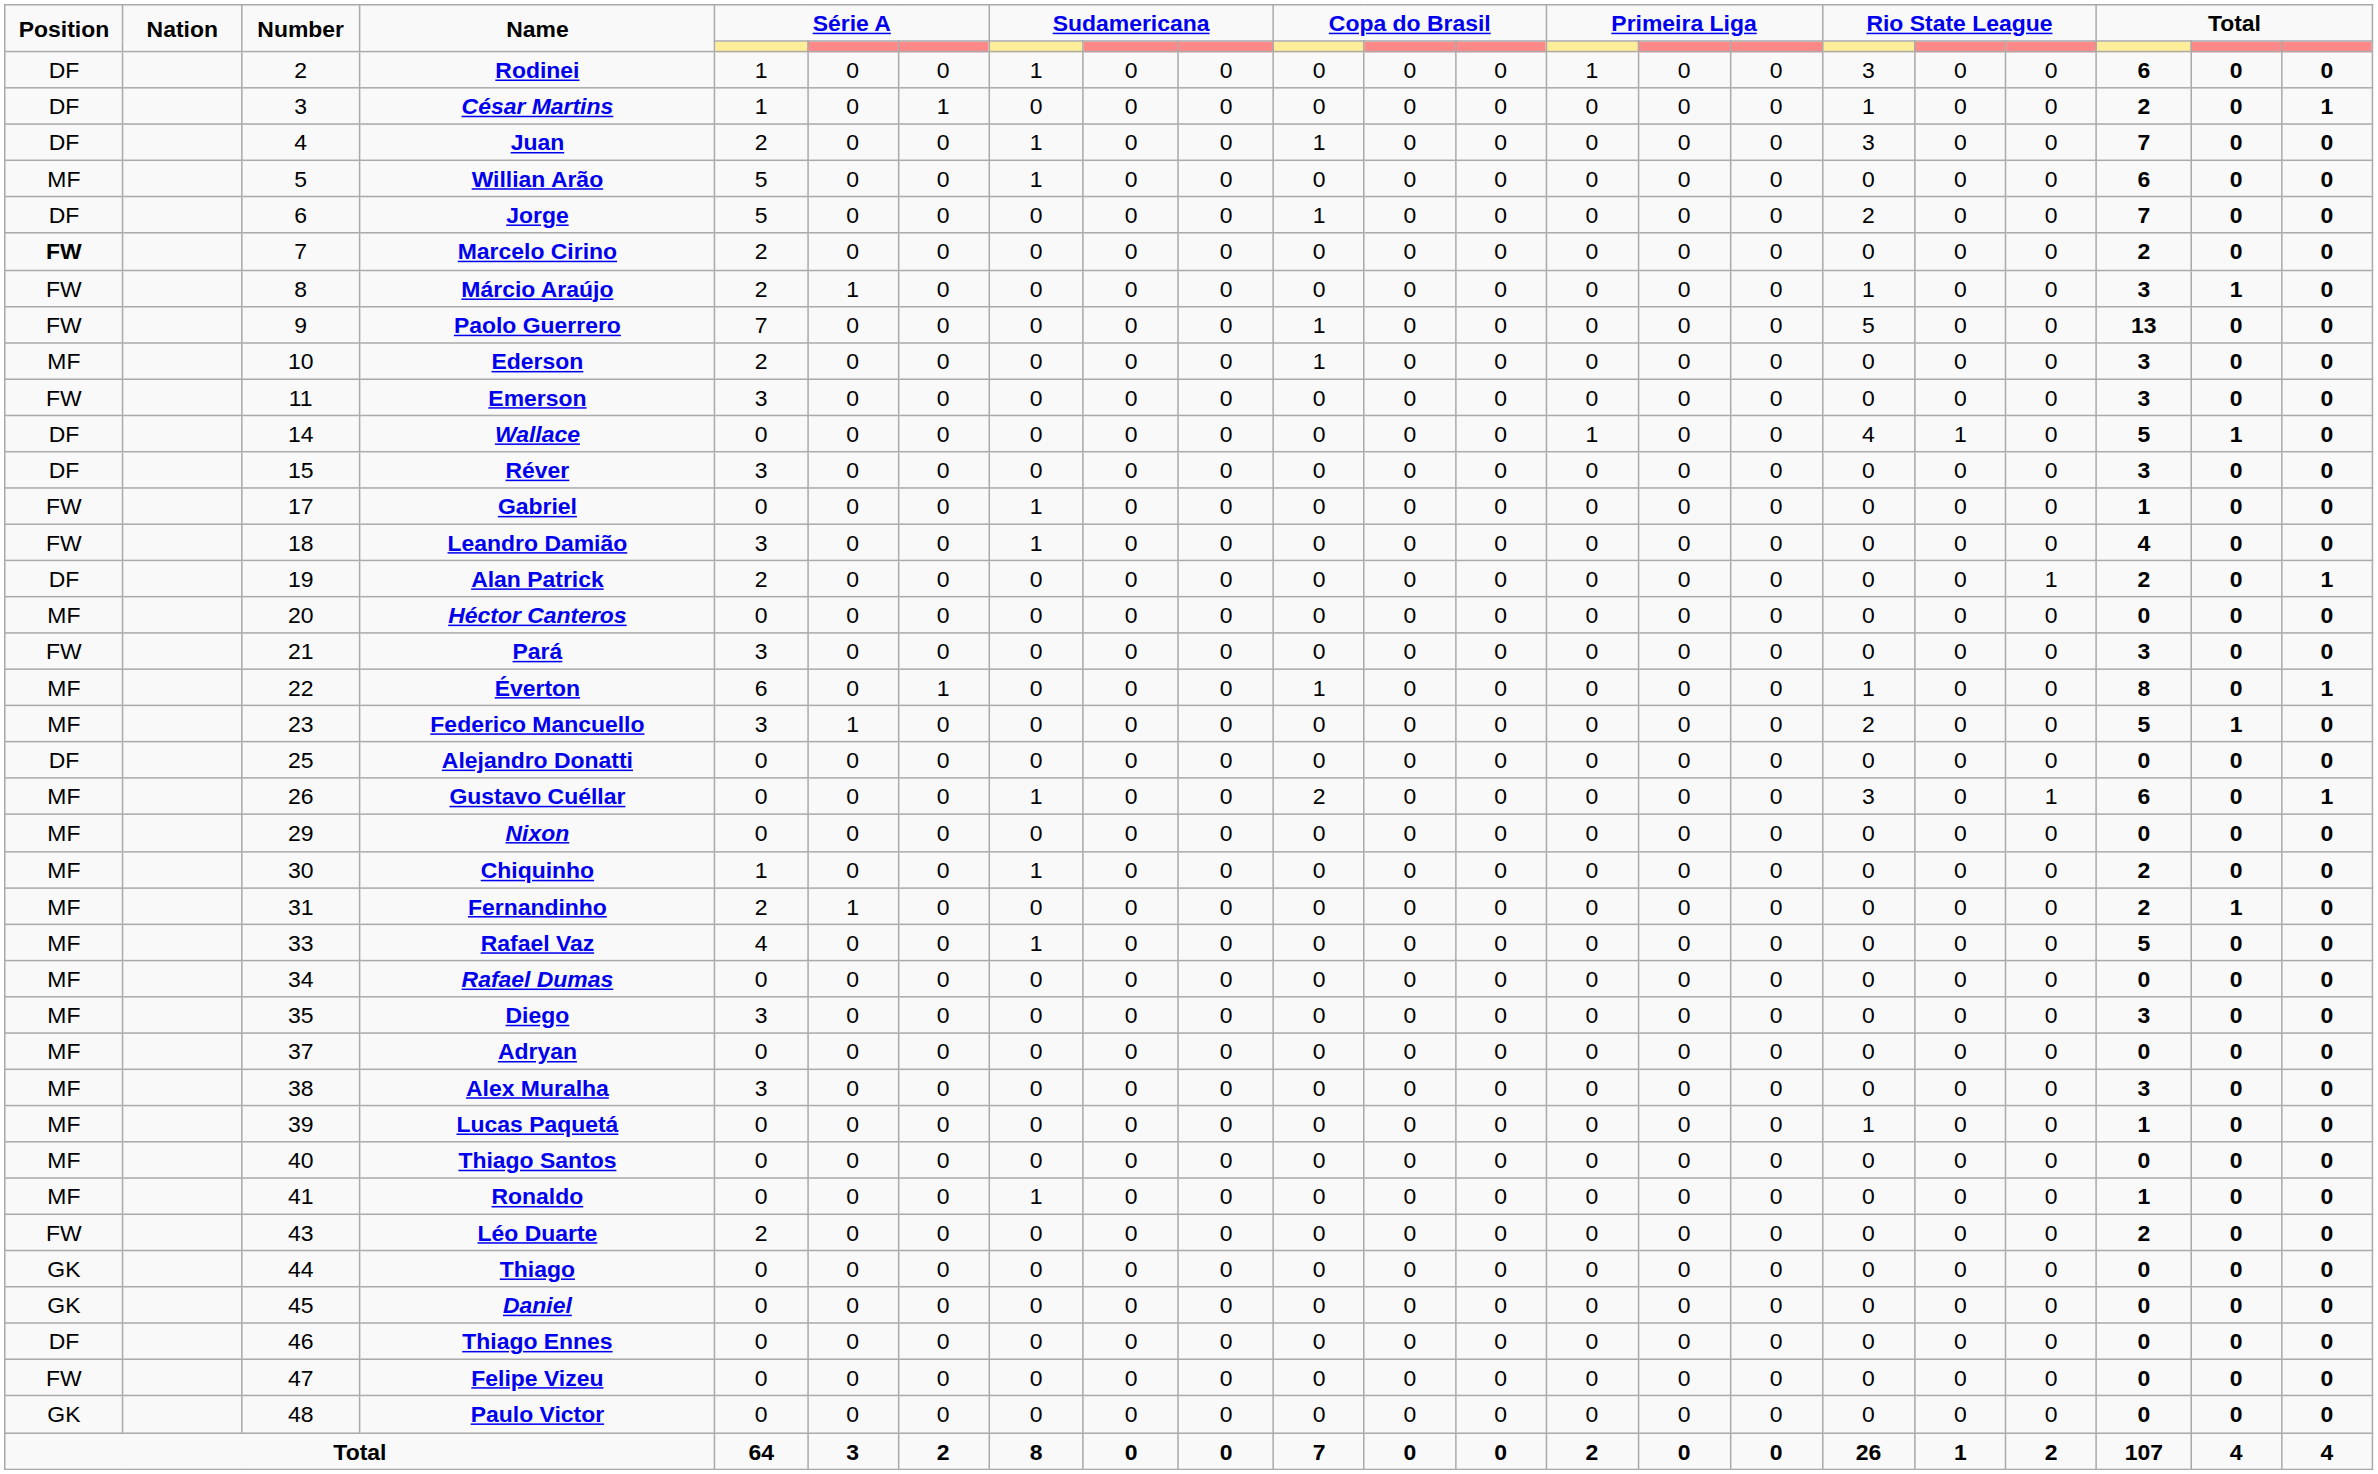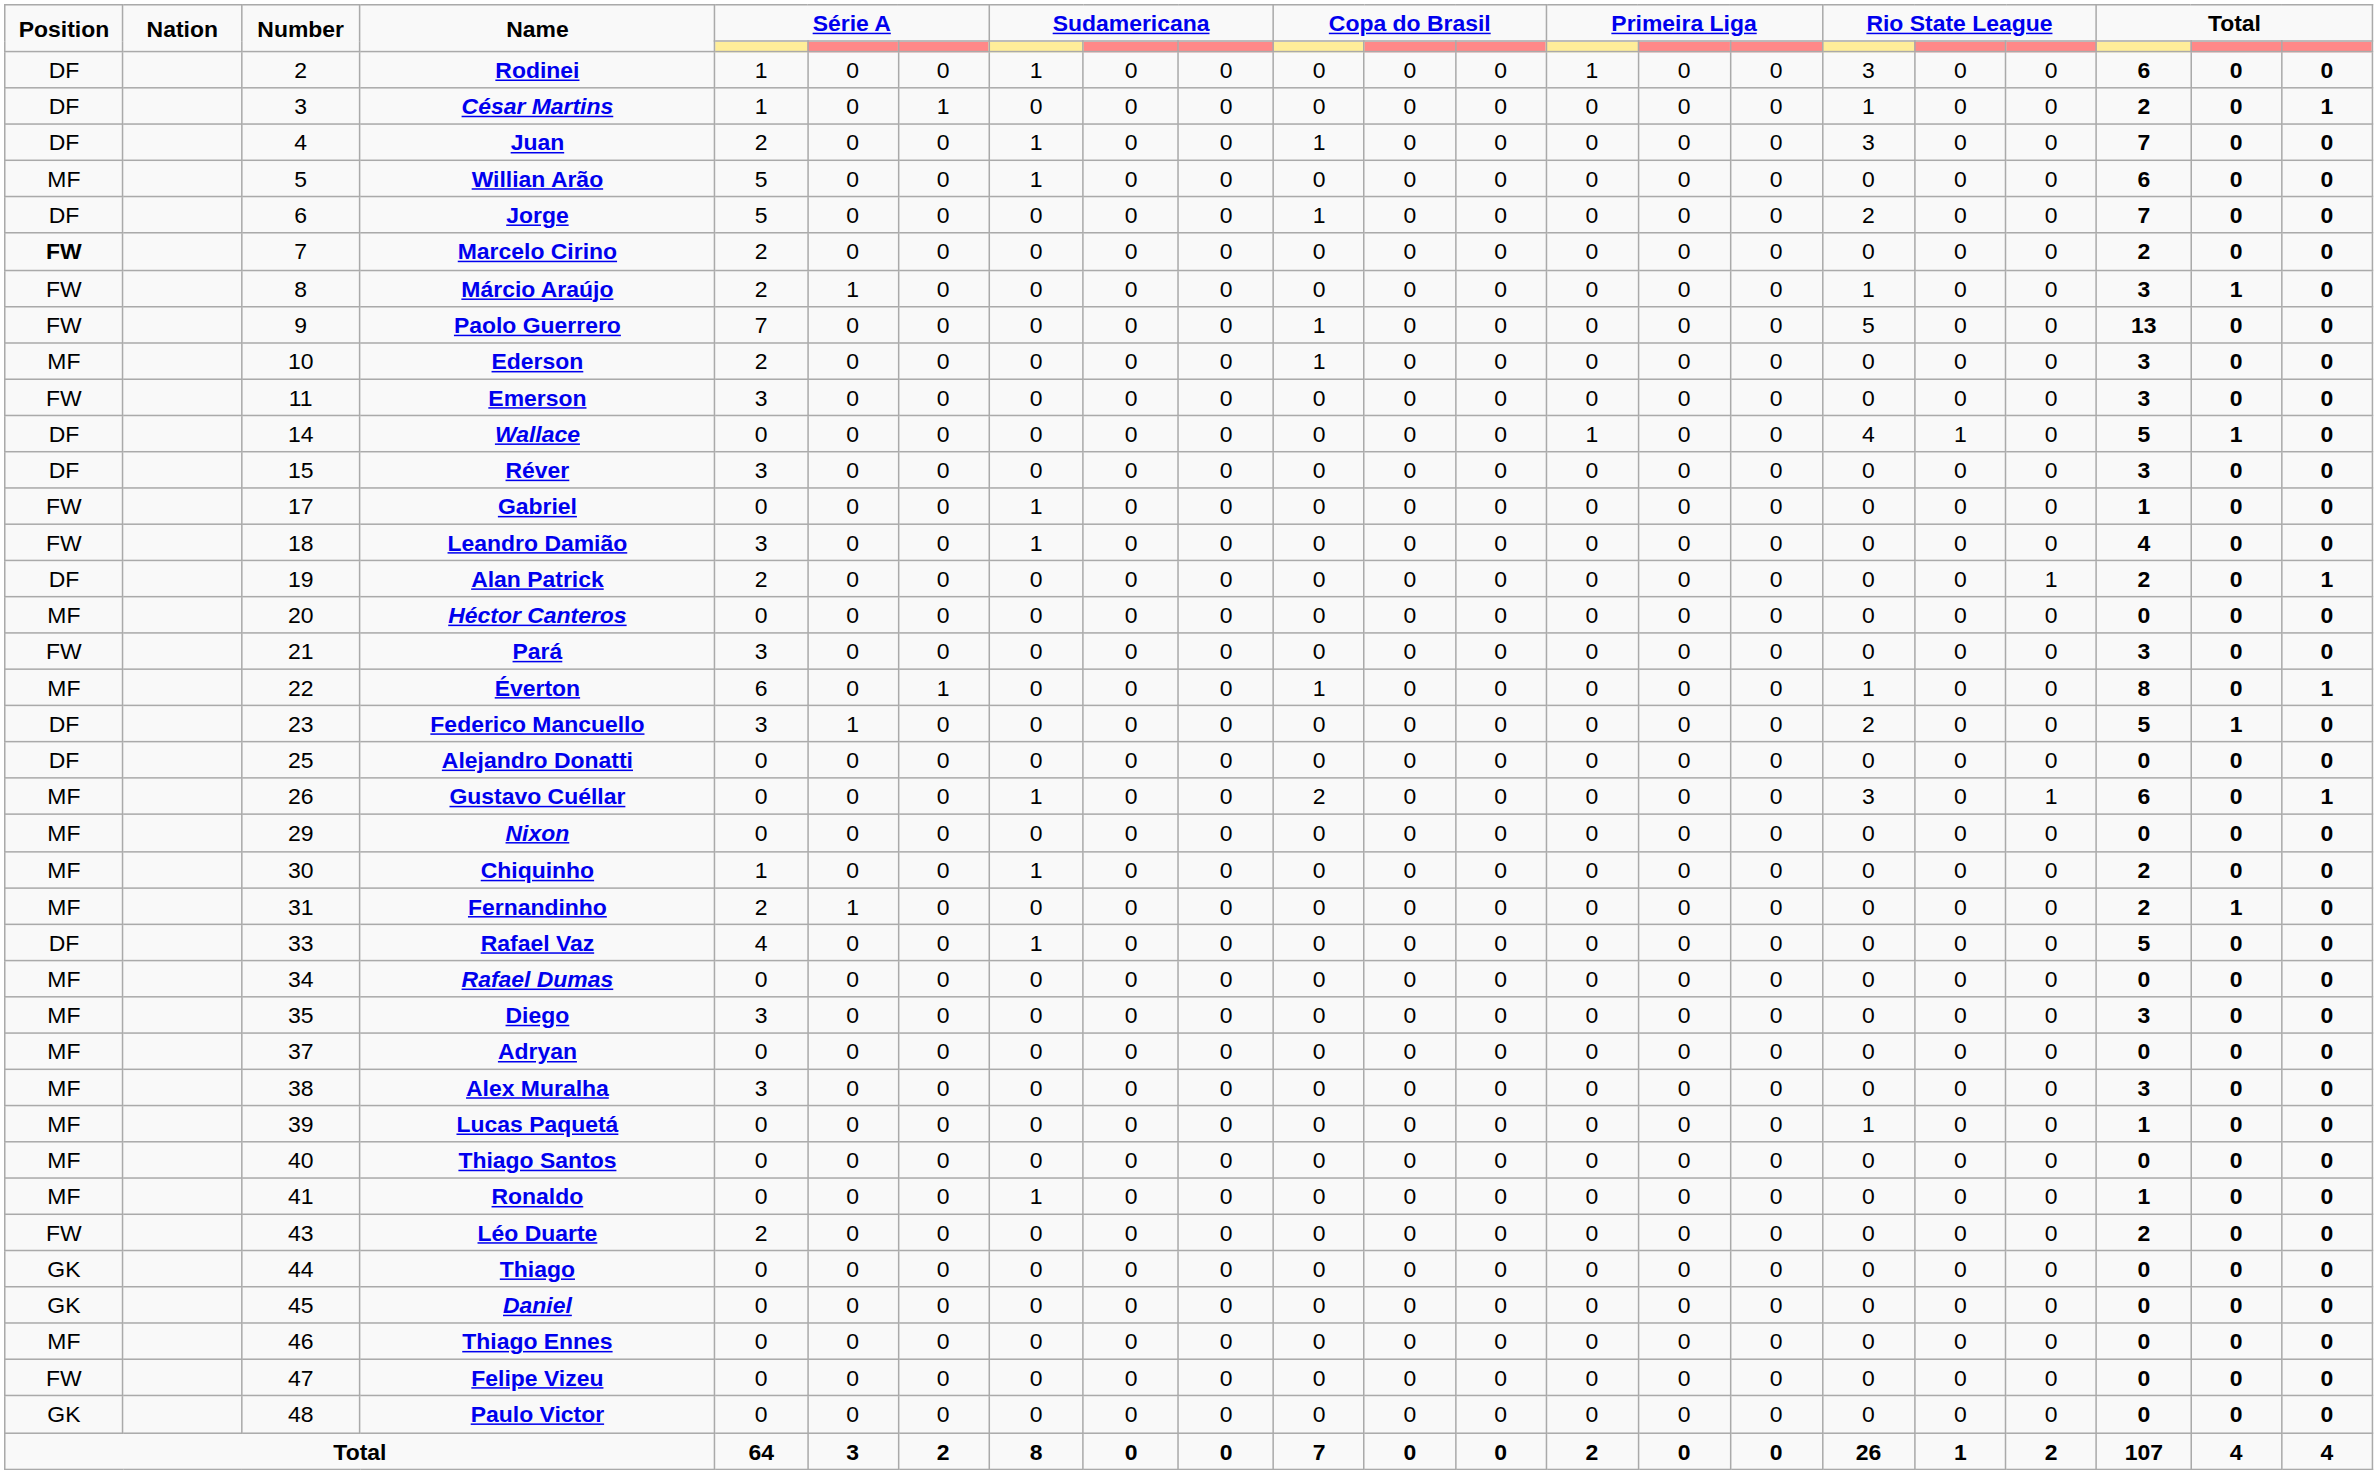(64, 724) MF -> (64, 724) DF
(64, 942) MF -> (64, 942) DF
(64, 1342) DF -> (64, 1342) MF
